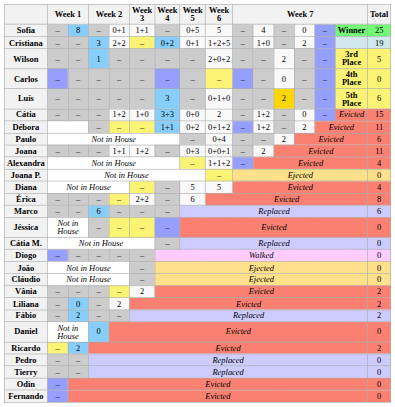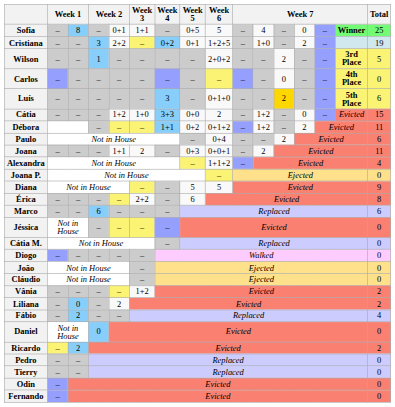(142, 151) 1+2 -> (142, 151) 2
(379, 187) 4 -> (379, 187) 9
(142, 291) 2 -> (142, 291) 1+2
(379, 315) 2 -> (379, 315) 4
